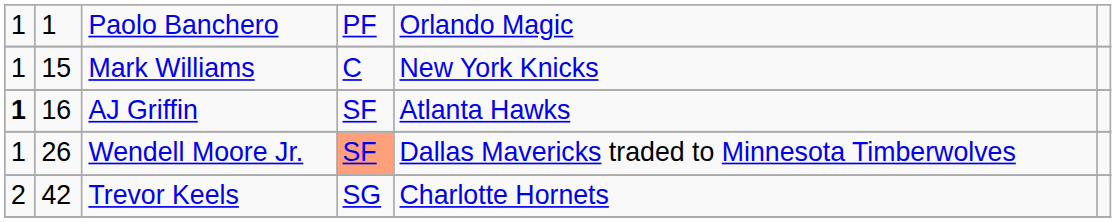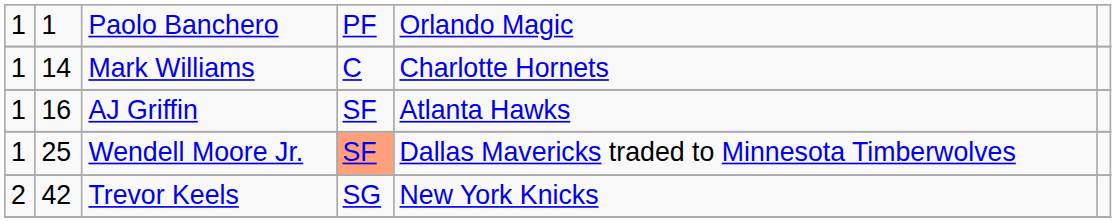(56, 68) 15 -> (56, 68) 14
(499, 68) New York Knicks -> (504, 68) Charlotte Hornets
(18, 110) bold -> (18, 110) normal
(56, 152) 26 -> (56, 152) 25
(504, 195) Charlotte Hornets -> (499, 195) New York Knicks
